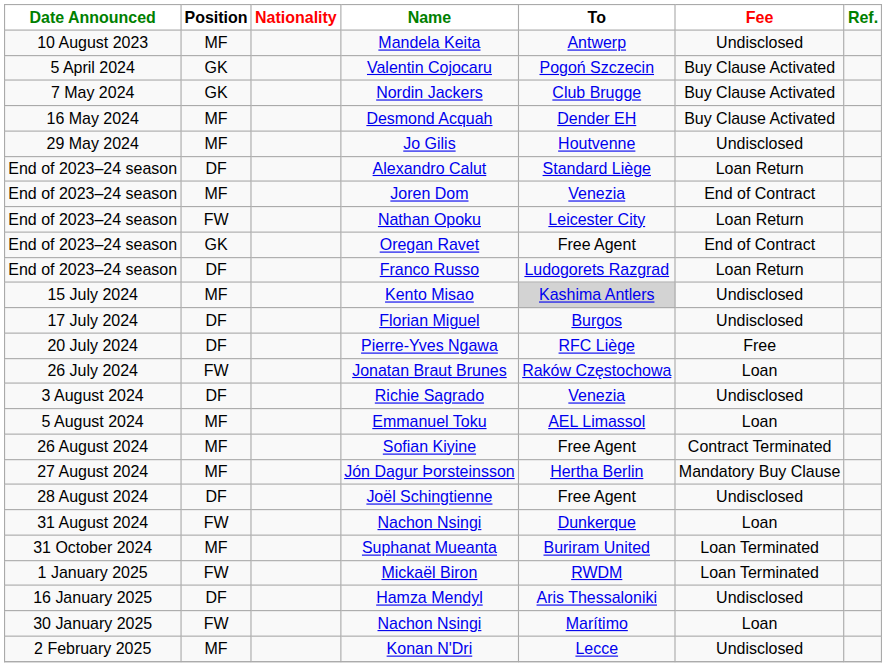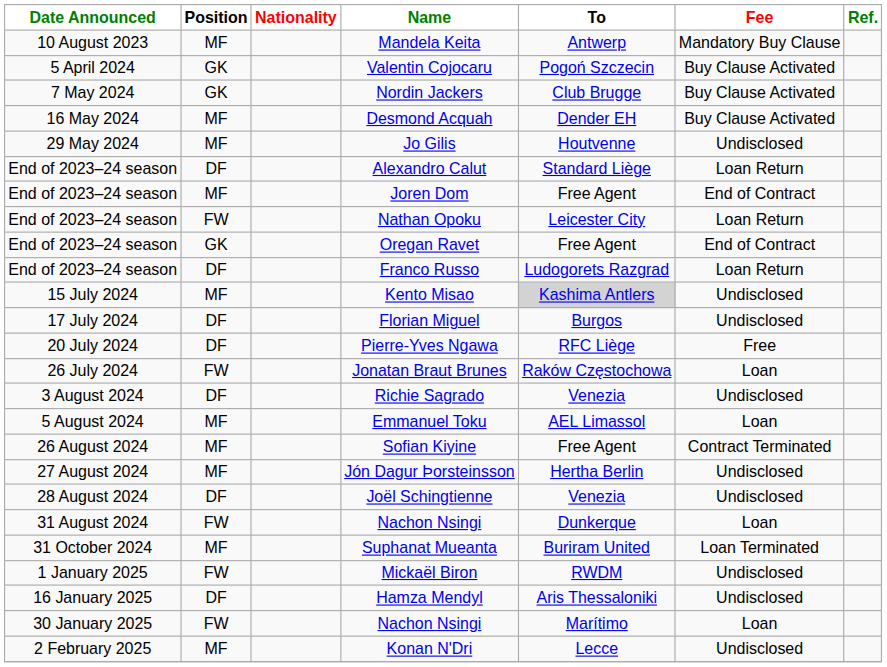(760, 43) Undisclosed -> (760, 43) Mandatory Buy Clause
(597, 194) Venezia -> (597, 194) Free Agent
(760, 472) Mandatory Buy Clause -> (760, 472) Undisclosed
(597, 497) Free Agent -> (597, 497) Venezia
(760, 573) Loan Terminated -> (760, 573) Undisclosed
